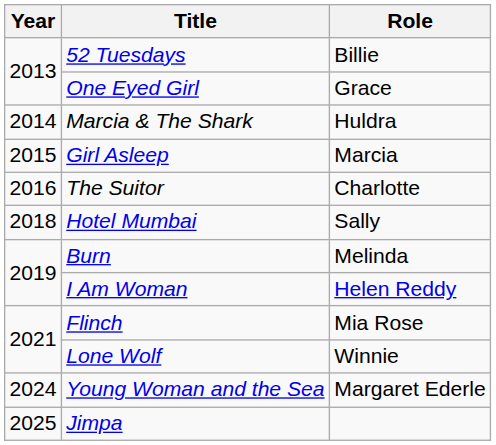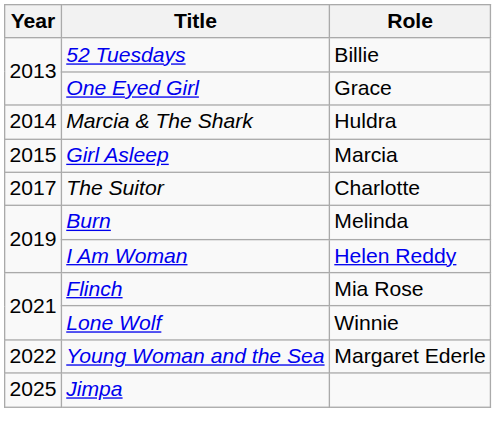(33, 188) 2016 -> (33, 188) 2017
- row: (131, 222)
(33, 389) 2024 -> (33, 356) 2022
